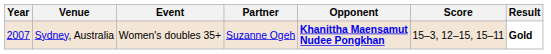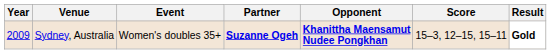(18, 35) 2007 -> (18, 35) 2009
(261, 35) normal -> (262, 35) bold
